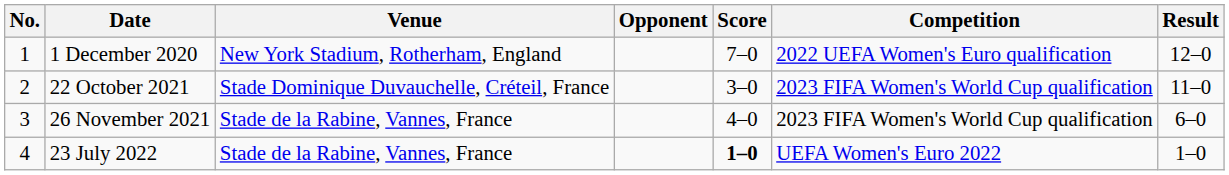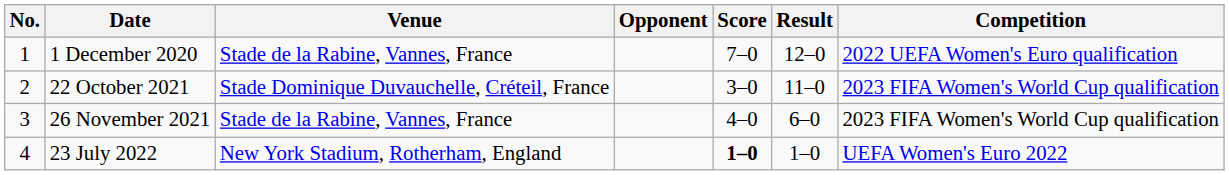columns swapped: (1191, 20) <-> (964, 20)
(391, 53) New York Stadium, Rotherham, England -> (366, 53) Stade de la Rabine, Vannes, France
(366, 152) Stade de la Rabine, Vannes, France -> (391, 152) New York Stadium, Rotherham, England
